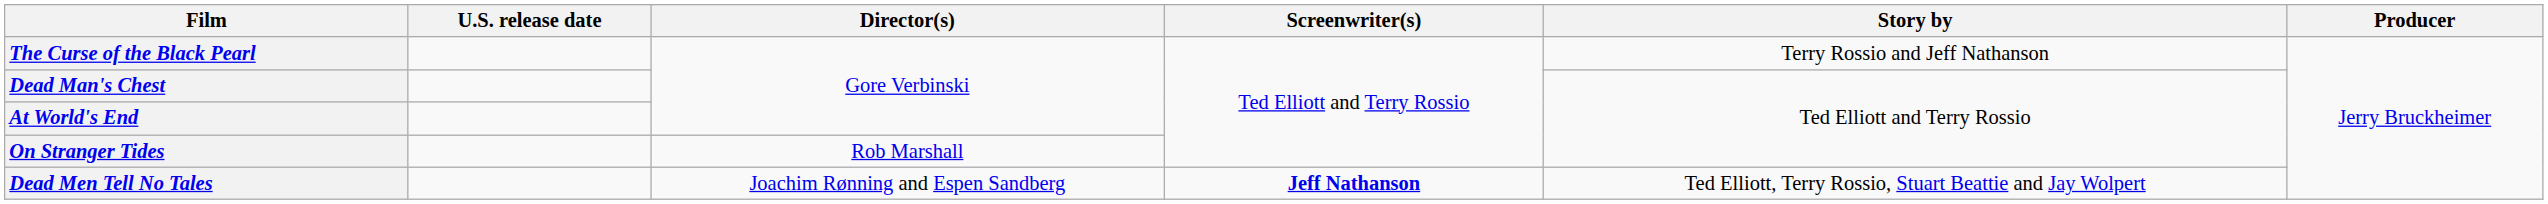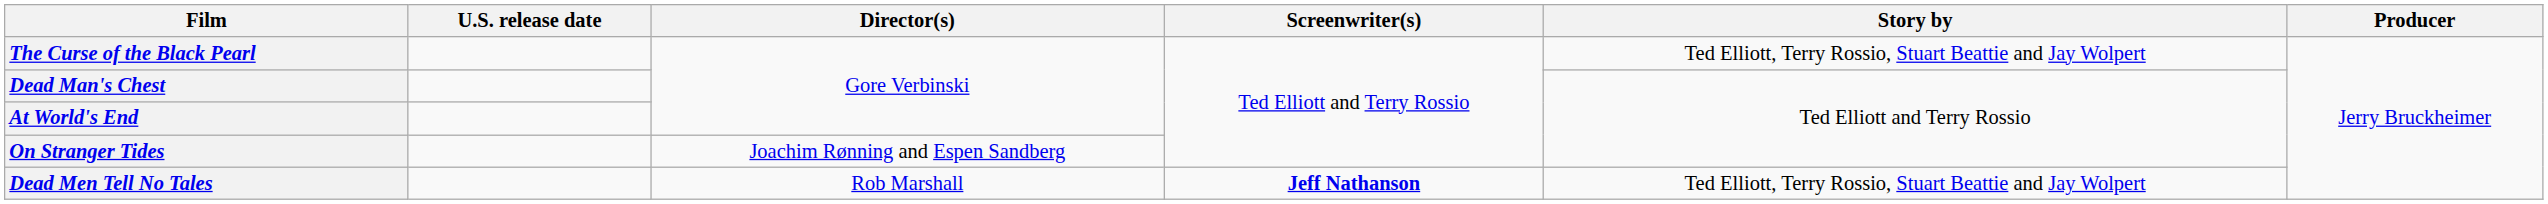(1915, 53) Terry Rossio and Jeff Nathanson -> (1915, 53) Ted Elliott, Terry Rossio, Stuart Beattie and Jay Wolpert
(907, 150) Rob Marshall -> (907, 150) Joachim Rønning and Espen Sandberg
(907, 183) Joachim Rønning and Espen Sandberg -> (907, 183) Rob Marshall
